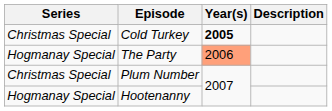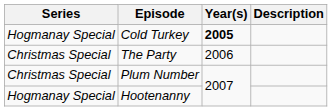(59, 34) Christmas Special -> (61, 34) Hogmanay Special
(61, 55) Hogmanay Special -> (59, 55) Christmas Special
(219, 55) lightsalmon background -> (219, 55) no background
